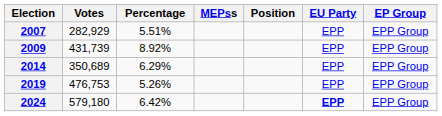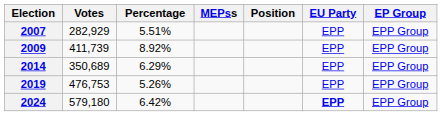(89, 48) 431,739 -> (89, 48) 411,739
